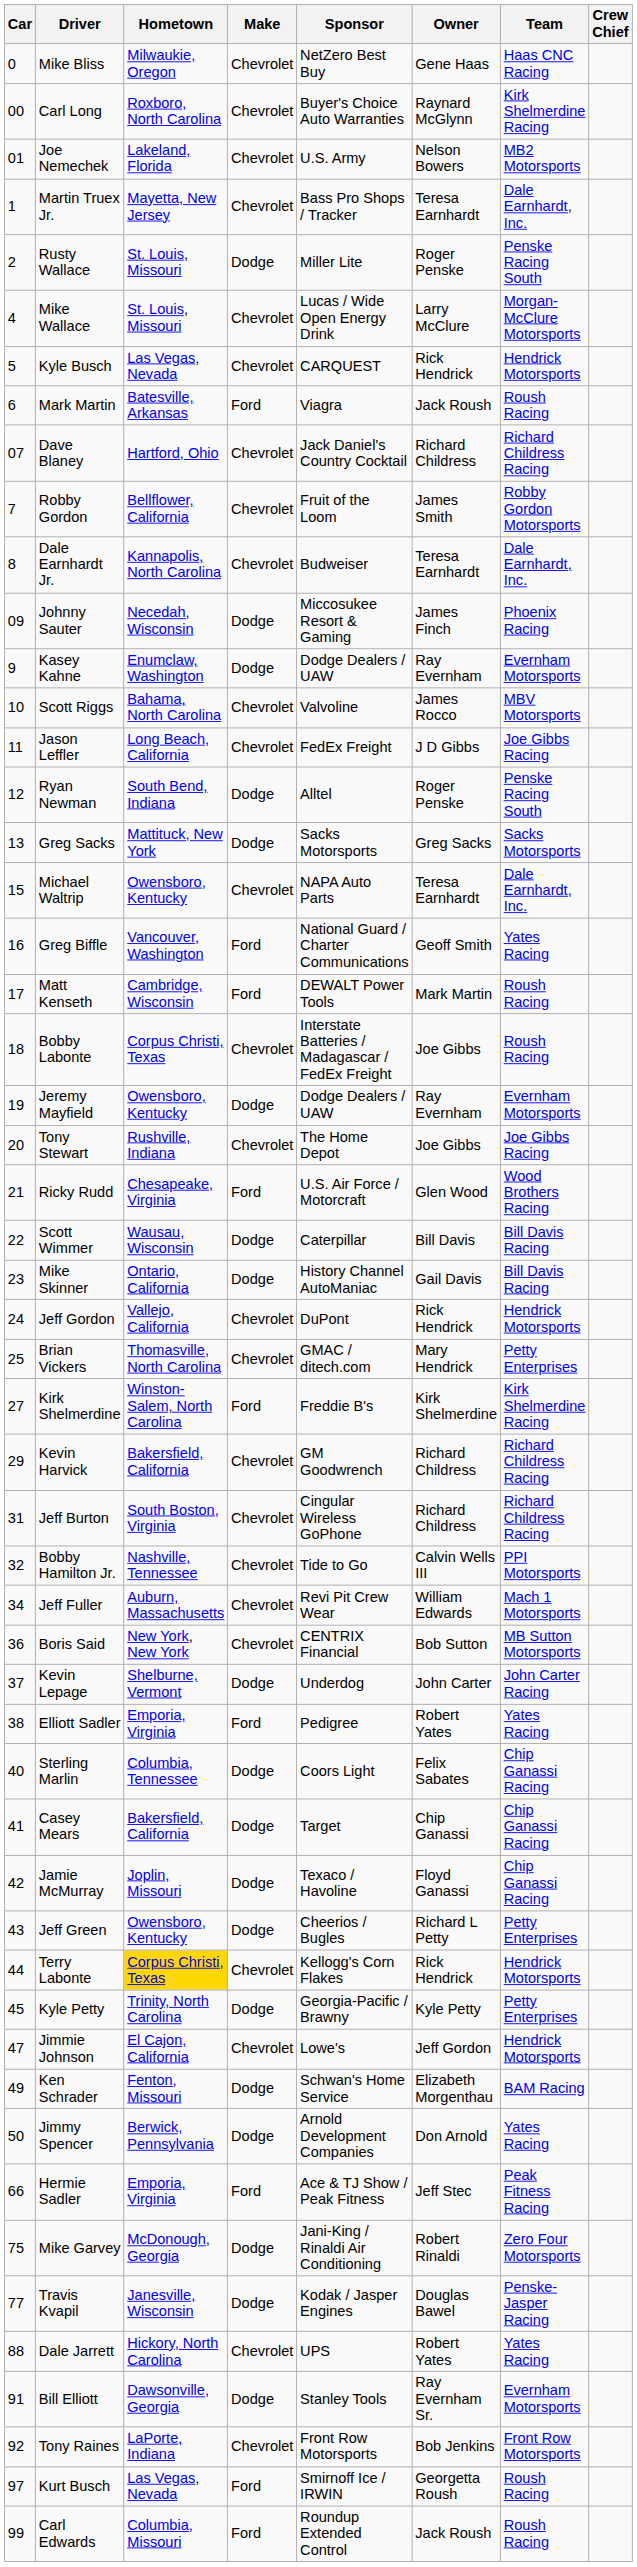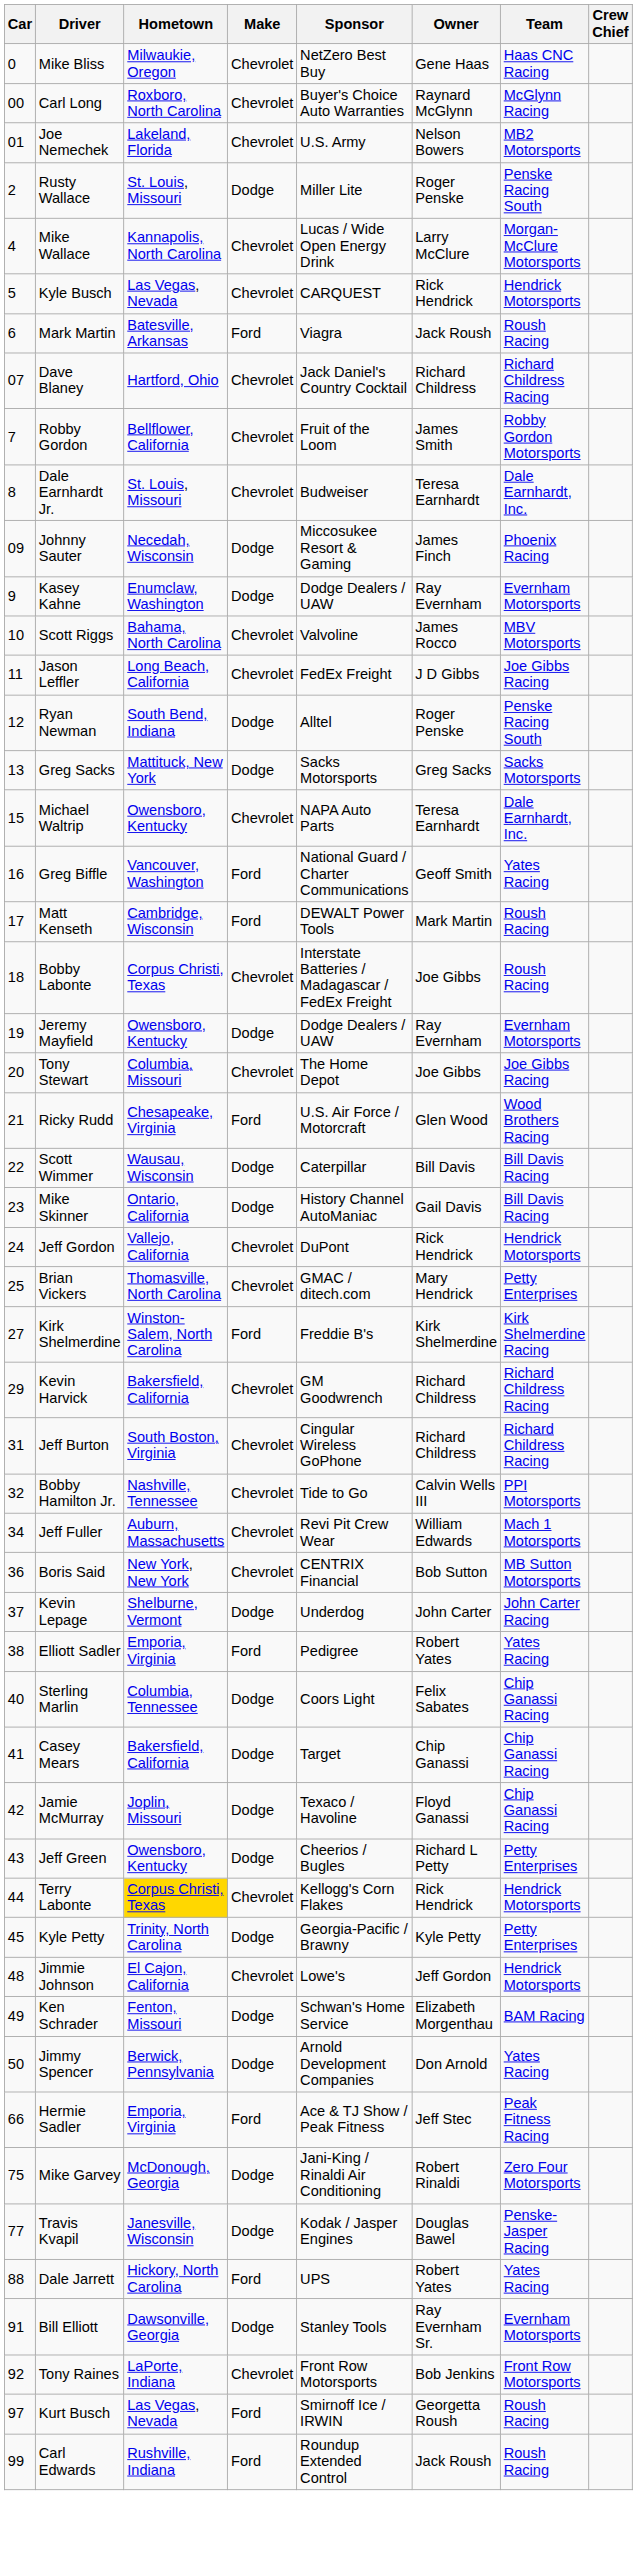(545, 111) Kirk Shelmerdine Racing -> (532, 103) McGlynn Racing
- row: (79, 206)
(158, 318) St. Louis, Missouri -> (174, 246) Kannapolis, North Carolina
(174, 564) Kannapolis, North Carolina -> (158, 492) St. Louis, Missouri
(159, 1145) Rushville, Indiana -> (160, 1072) Columbia, Missouri
(16, 2049) 47 -> (16, 1976) 48
(262, 2351) Chevrolet -> (246, 2279) Ford
(160, 2533) Columbia, Missouri -> (159, 2461) Rushville, Indiana
